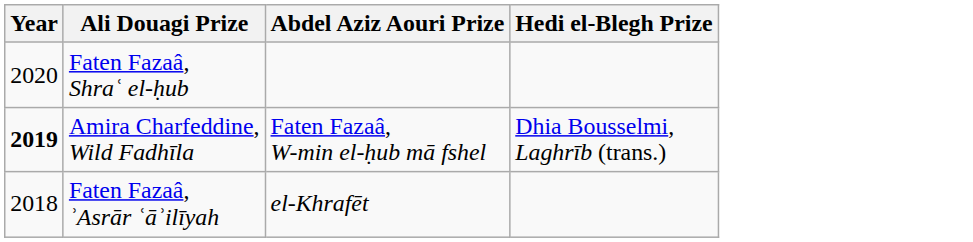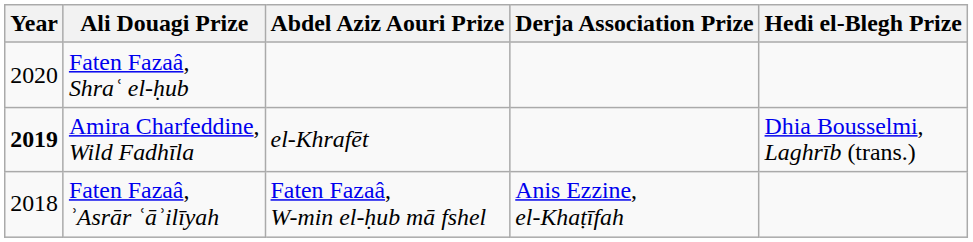+ column: (634, 23)
(378, 139) Faten Fazaâ, W-min el-ḥub mā fshel -> (320, 139) el-Khrafēt
(320, 203) el-Khrafēt -> (378, 203) Faten Fazaâ, W-min el-ḥub mā fshel
